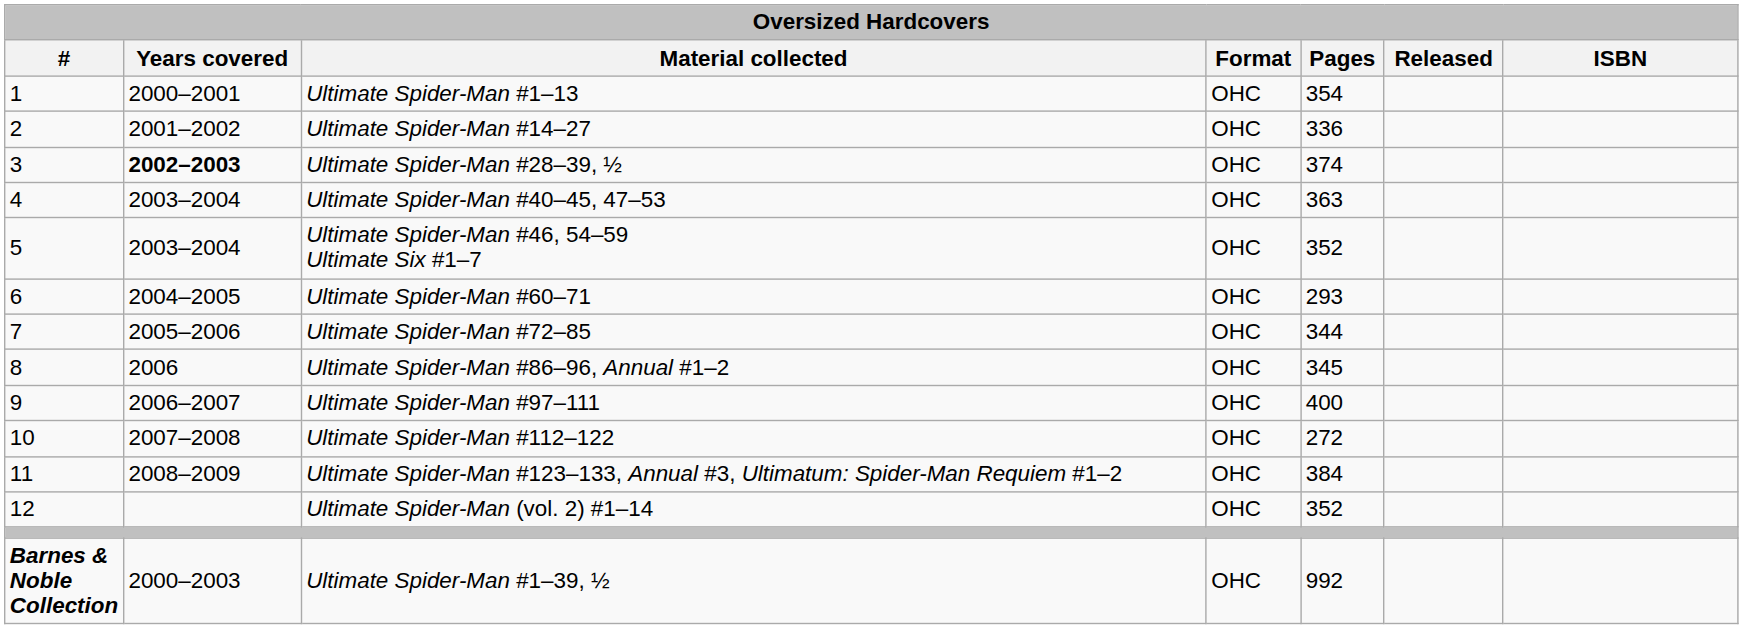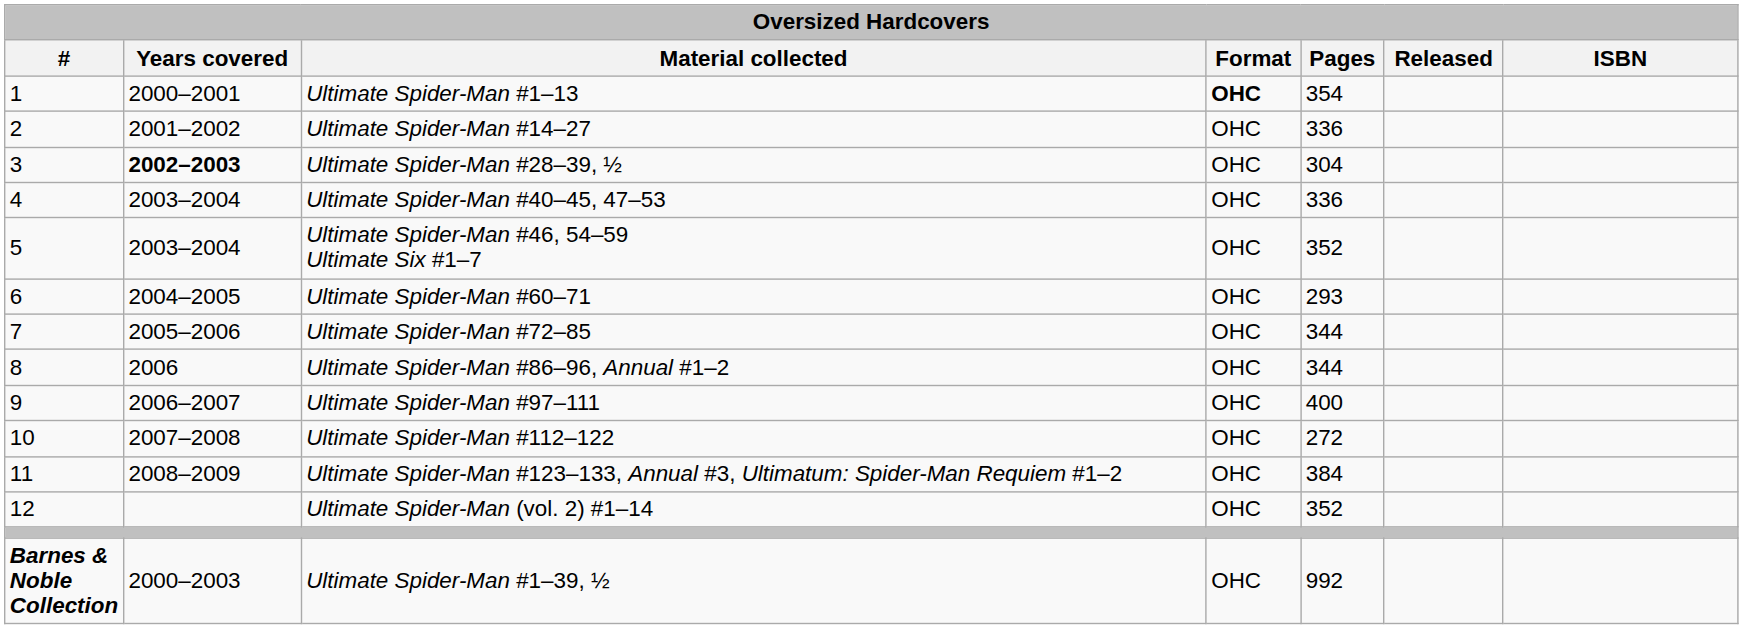(1236, 93) normal -> (1236, 93) bold
(1324, 164) 374 -> (1324, 164) 304
(1324, 199) 363 -> (1324, 199) 336
(1324, 367) 345 -> (1324, 367) 344
